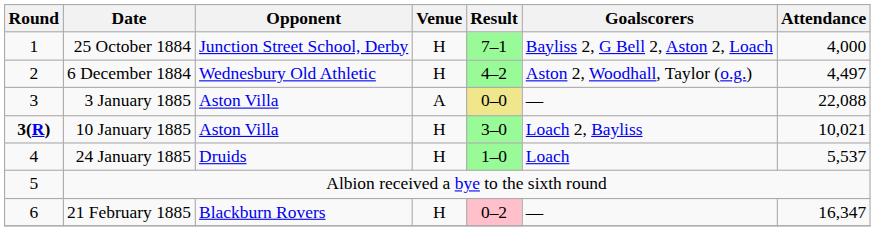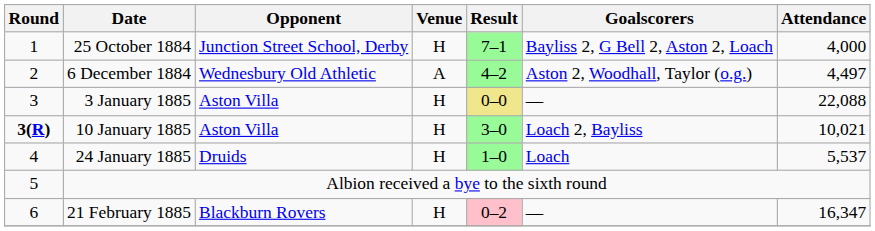(439, 73) H -> (439, 73) A
(439, 101) A -> (439, 101) H
